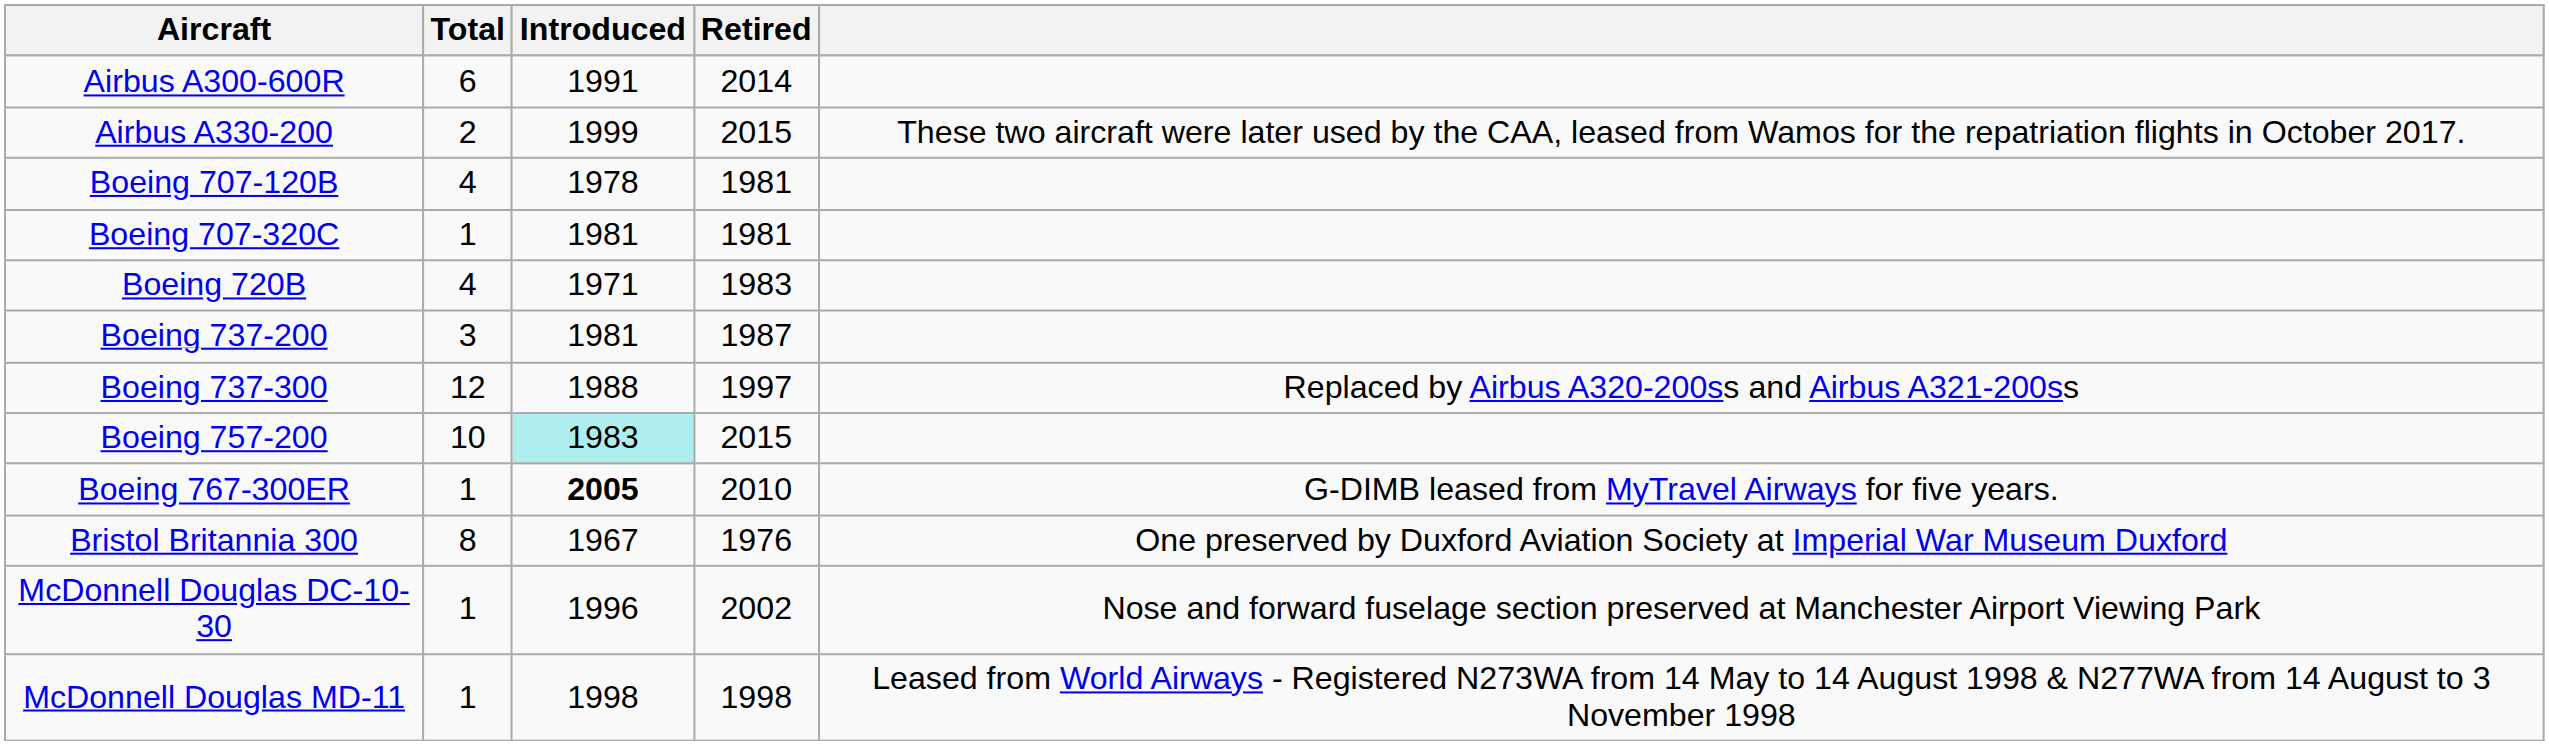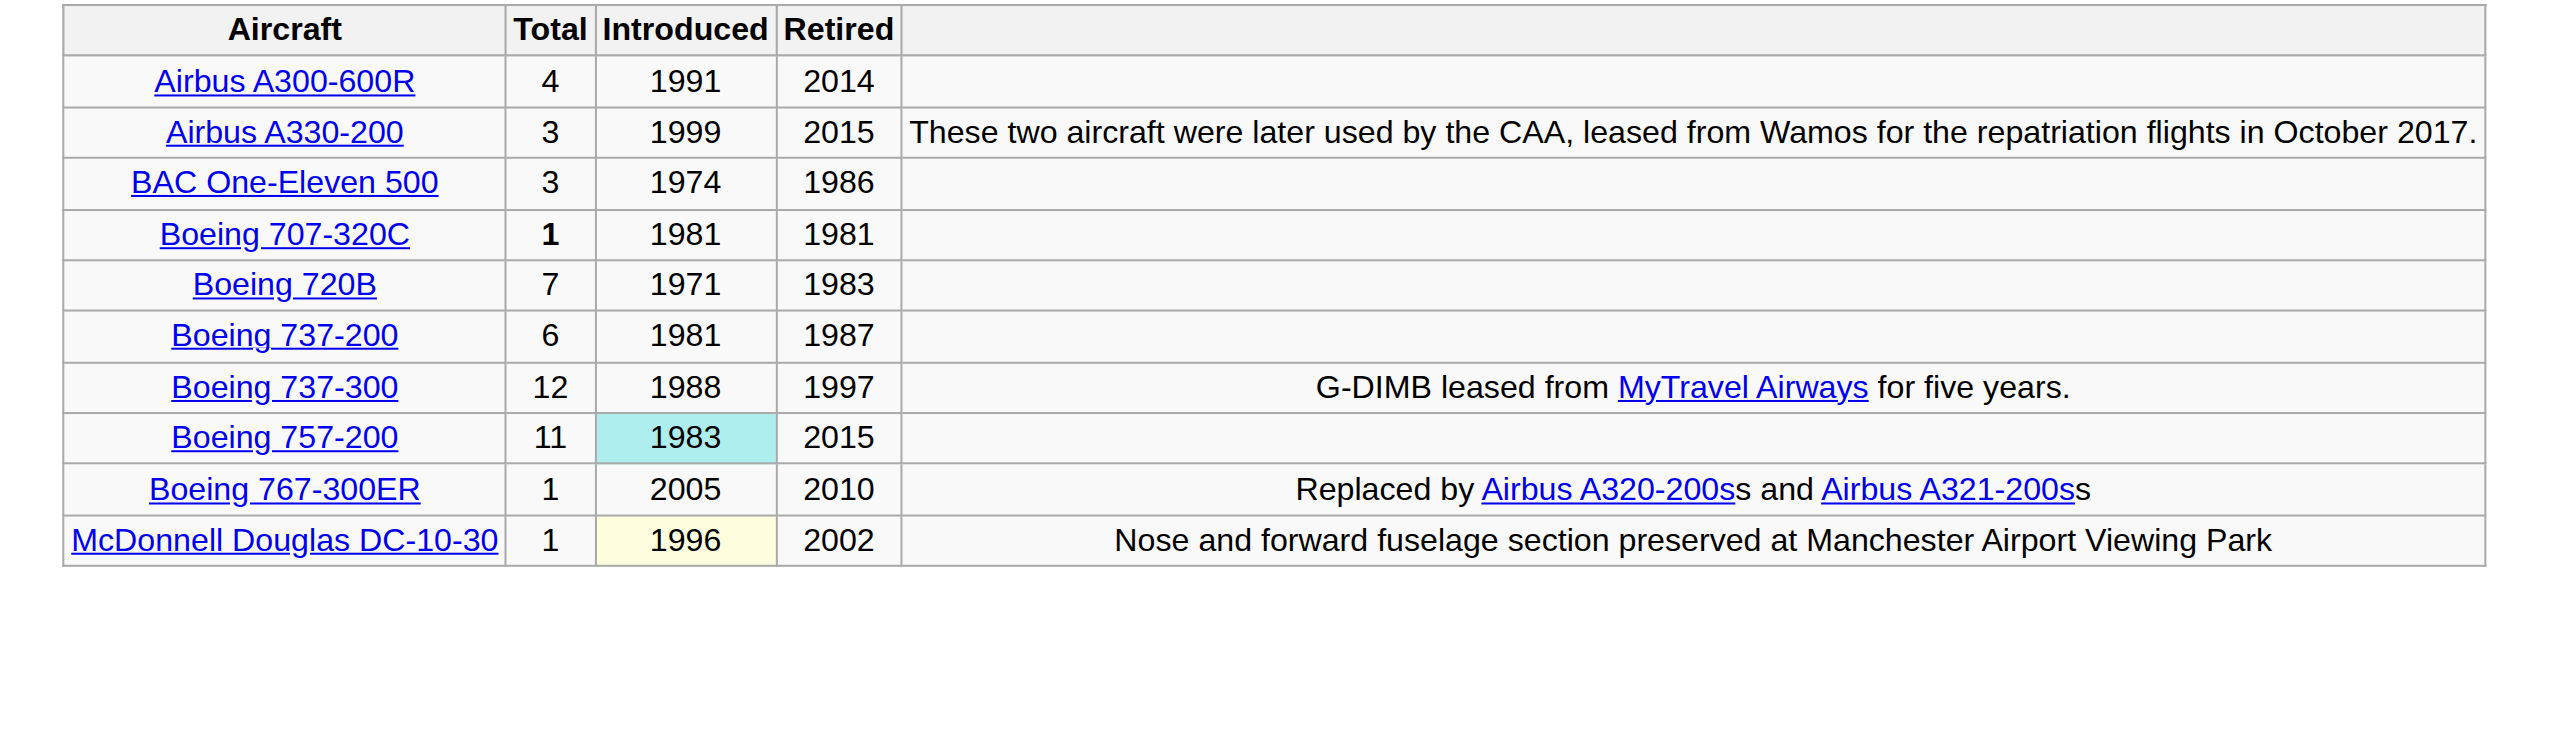(468, 81) 6 -> (551, 81) 4
(468, 132) 2 -> (551, 132) 3
+ row: (285, 183)
- row: (214, 183)
(468, 234) normal -> (551, 234) bold
(468, 285) 4 -> (551, 285) 7
(468, 336) 3 -> (551, 336) 6
(1681, 387) Replaced by Airbus A320-200ss and Airbus A321-200ss -> (1693, 387) G-DIMB leased from MyTravel Airways for five years.
(468, 438) 10 -> (550, 438) 11
(603, 489) bold -> (686, 489) normal
(1681, 489) G-DIMB leased from MyTravel Airways for five years. -> (1693, 489) Replaced by Airbus A320-200ss and Airbus A321-200ss
- row: (214, 540)
(603, 609) no background -> (686, 540) lightyellow background
- row: (214, 696)
